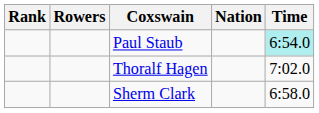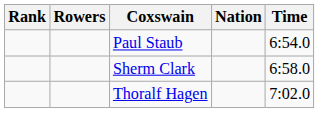(290, 42) paleturquoise background -> (290, 42) no background
rows swapped: (154, 94) <-> (160, 68)
